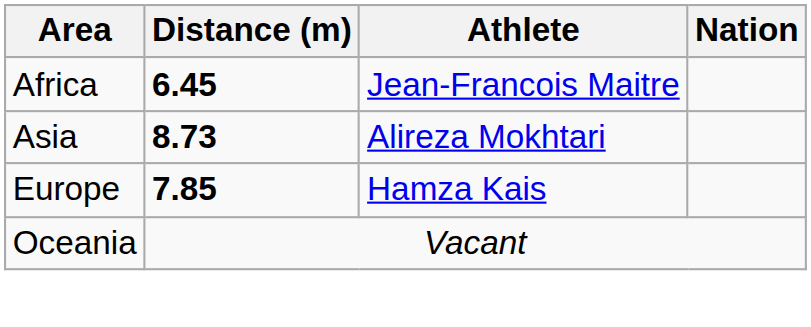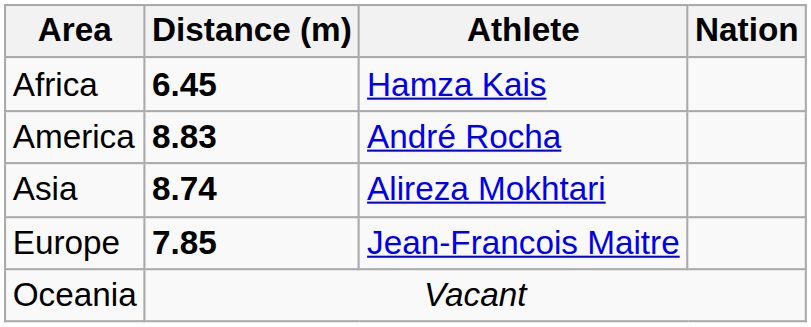(523, 83) Jean-Francois Maitre -> (457, 83) Hamza Kais
+ row: (74, 136)
(184, 136) 8.73 -> (184, 189) 8.74
(457, 189) Hamza Kais -> (523, 242) Jean-Francois Maitre
